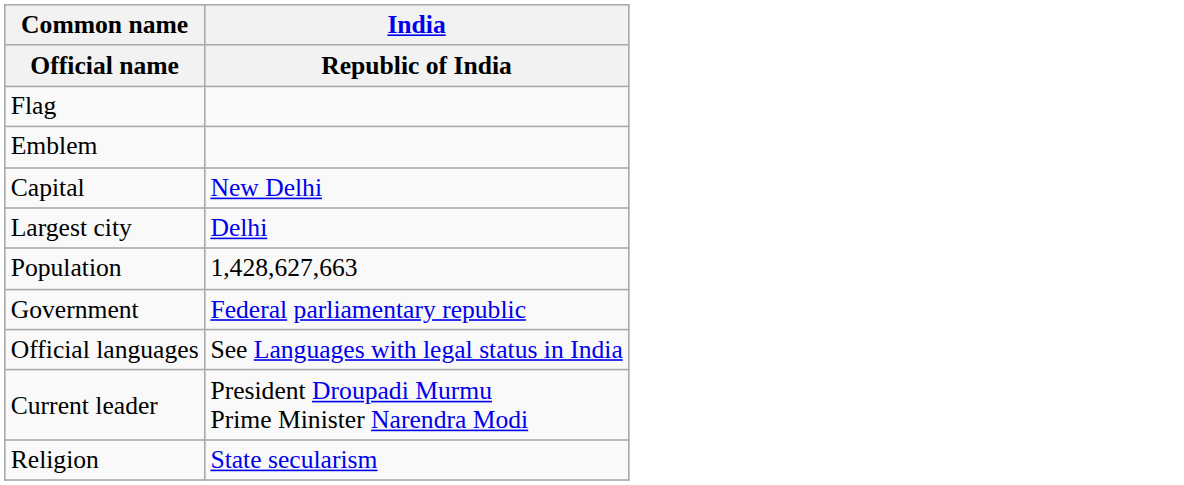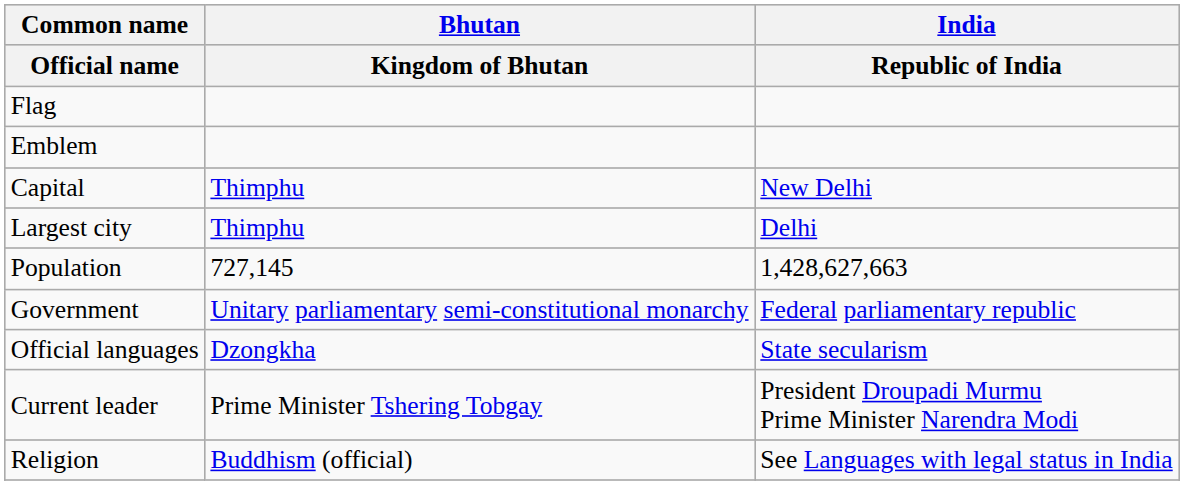+ column: (479, 65)
(417, 349) See Languages with legal status in India -> (844, 349) State secularism
(294, 459) State secularism -> (967, 459) See Languages with legal status in India
